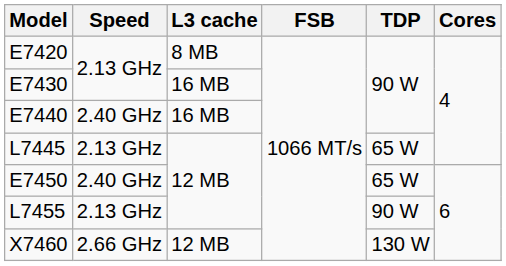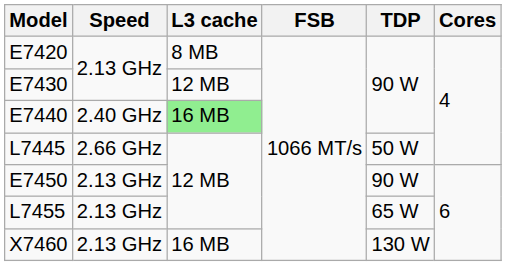(200, 84) 16 MB -> (200, 84) 12 MB
(200, 116) no background -> (200, 116) lightgreen background
(119, 148) 2.13 GHz -> (119, 148) 2.66 GHz
(395, 148) 65 W -> (395, 148) 50 W
(119, 180) 2.40 GHz -> (119, 180) 2.13 GHz
(395, 180) 65 W -> (395, 180) 90 W
(395, 212) 90 W -> (395, 212) 65 W
(119, 244) 2.66 GHz -> (119, 244) 2.13 GHz
(200, 244) 12 MB -> (200, 244) 16 MB
